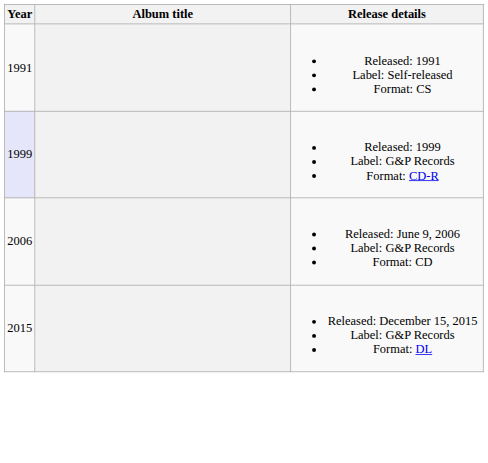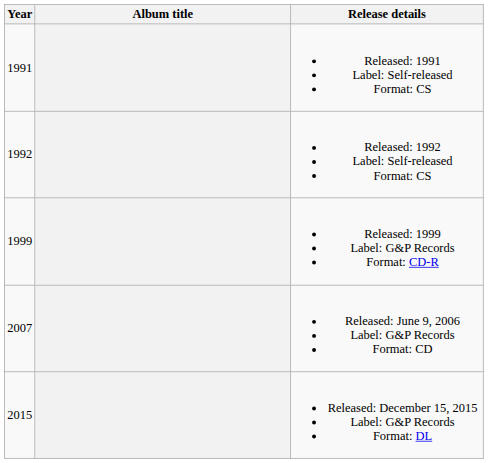+ row: (387, 162)
(20, 154) lavender background -> (20, 241) no background
(20, 241) 2006 -> (20, 328) 2007
